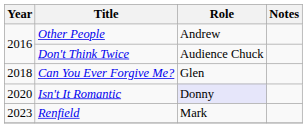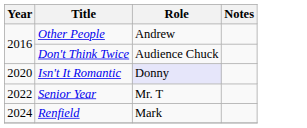- row: (106, 73)
+ row: (67, 93)
(20, 113) 2023 -> (20, 113) 2024
